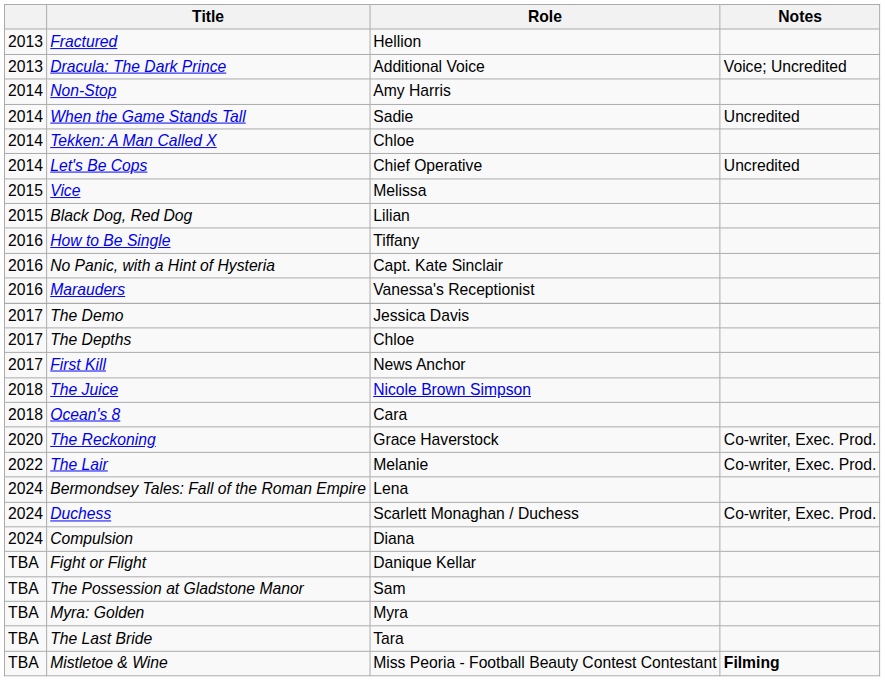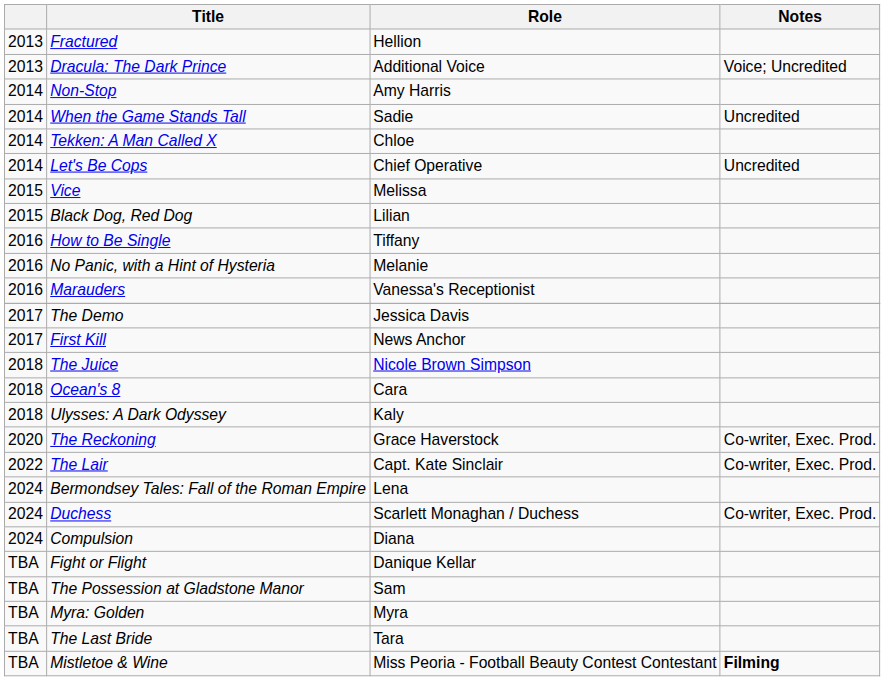(438, 265) Capt. Kate Sinclair -> (401, 265) Melanie
- row: (91, 340)
+ row: (138, 414)
(401, 464) Melanie -> (438, 464) Capt. Kate Sinclair
